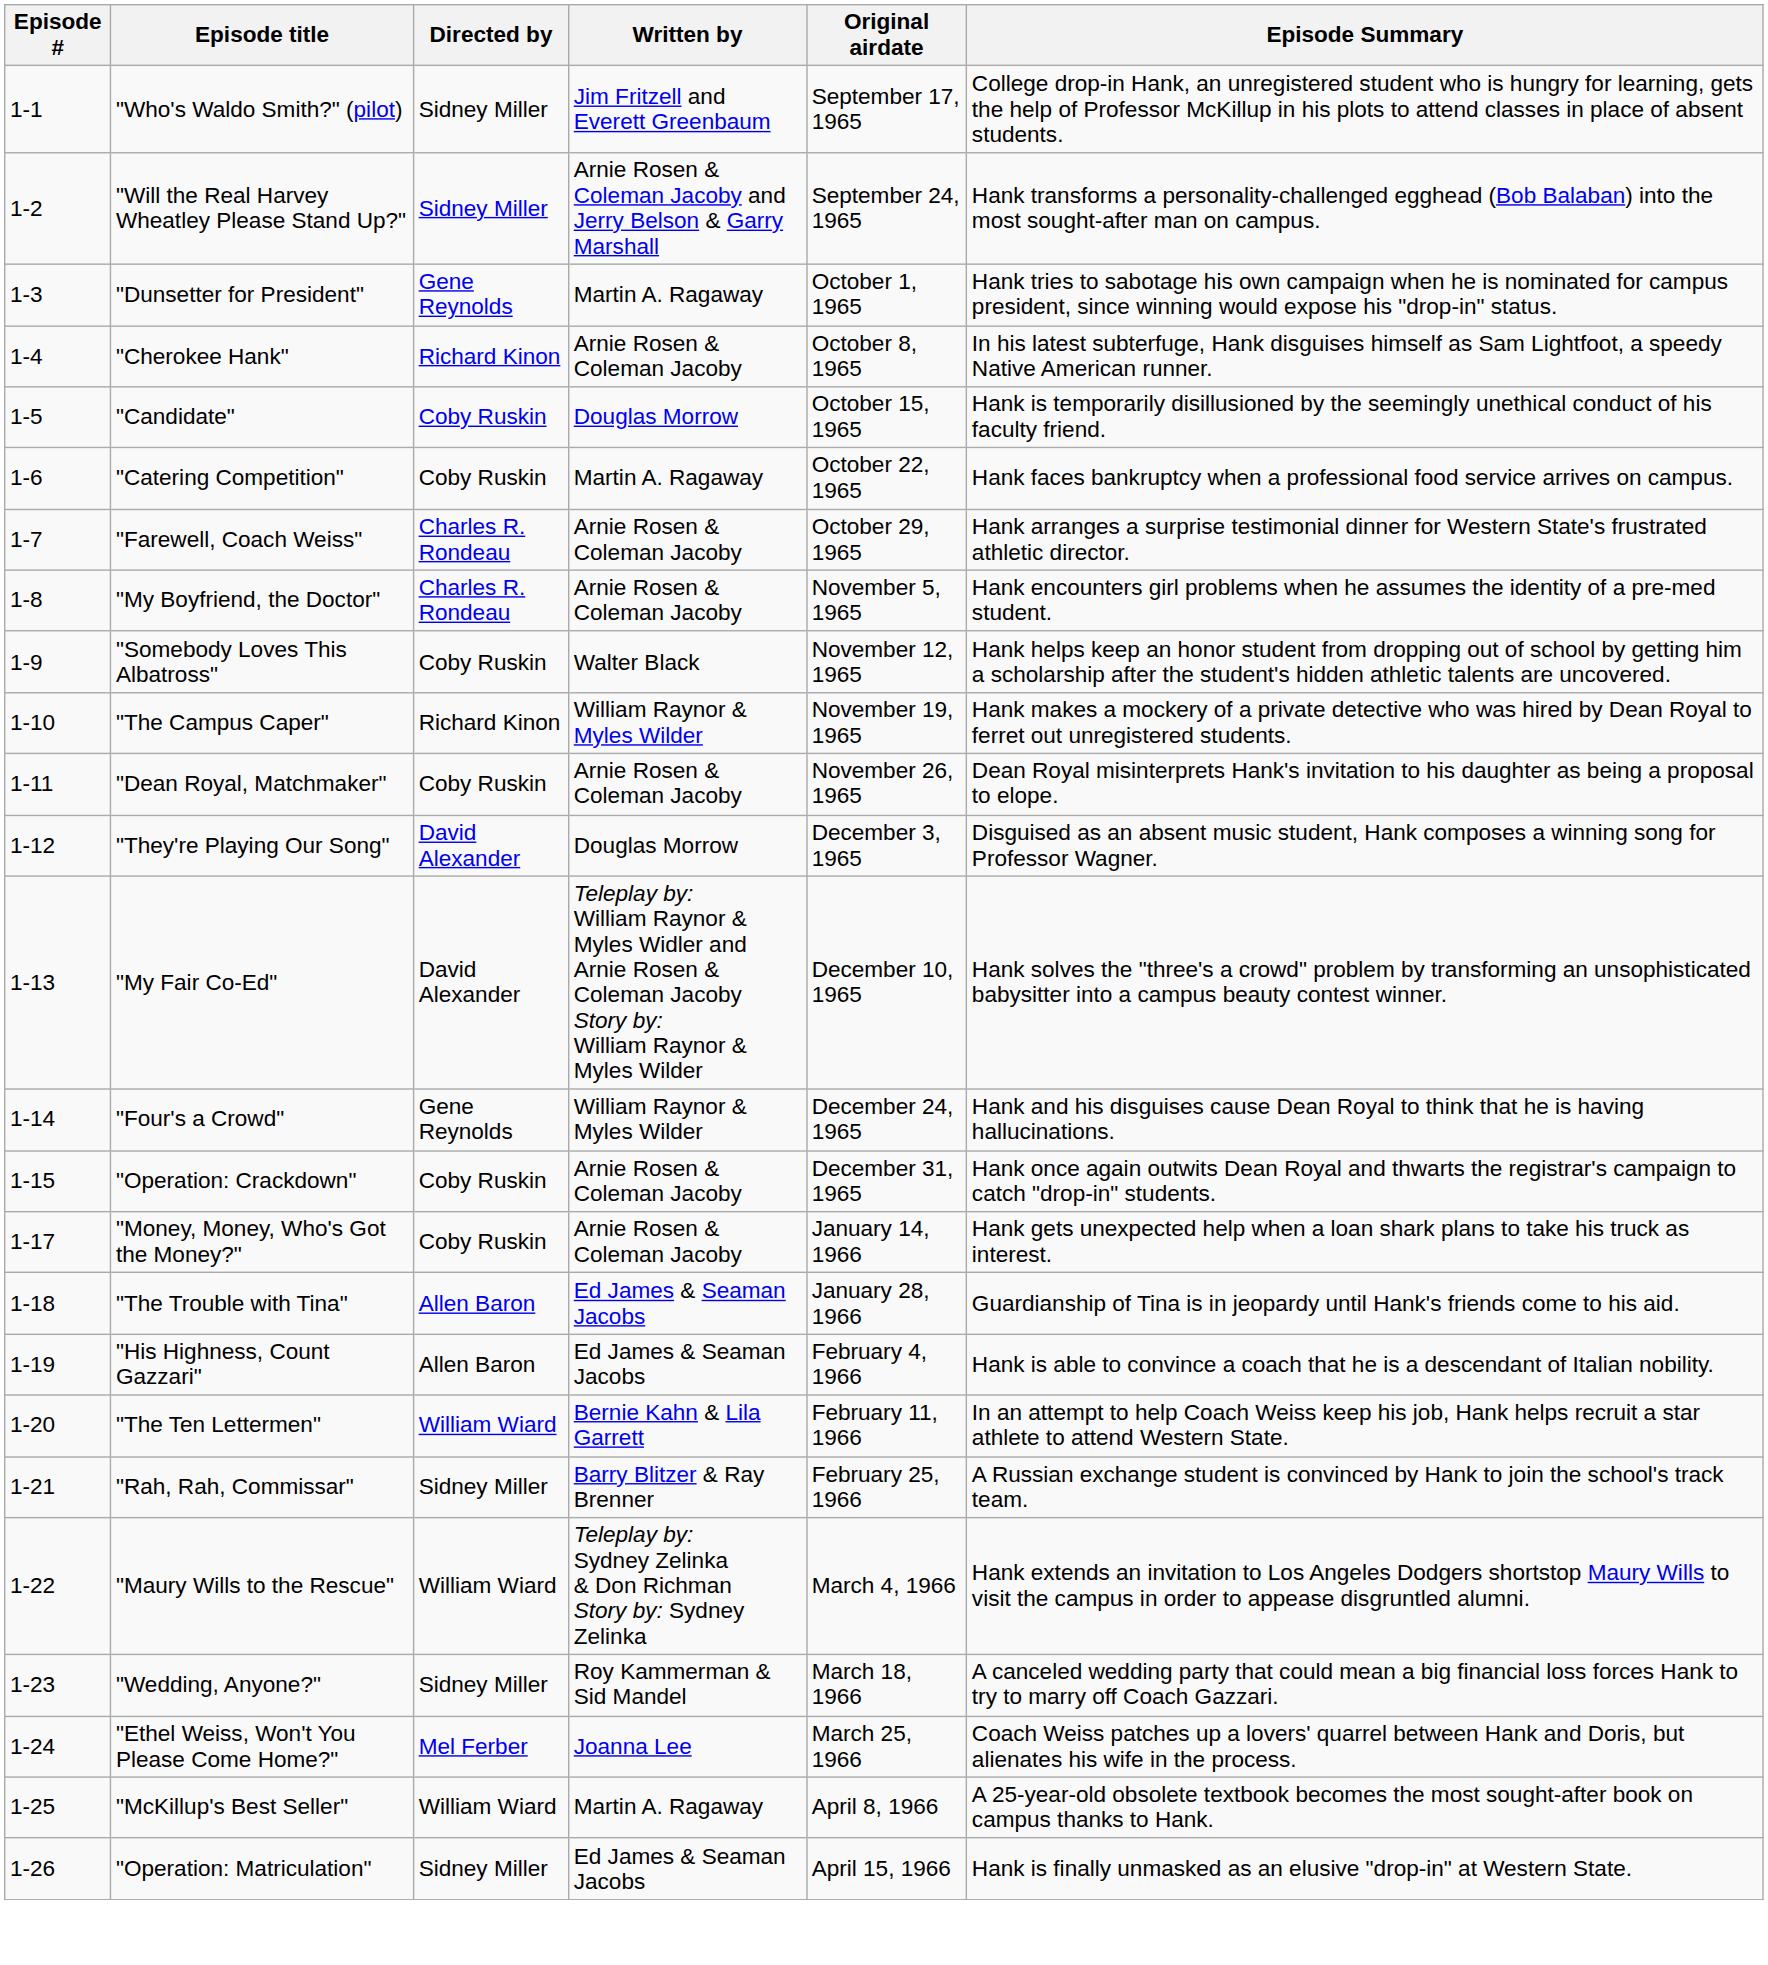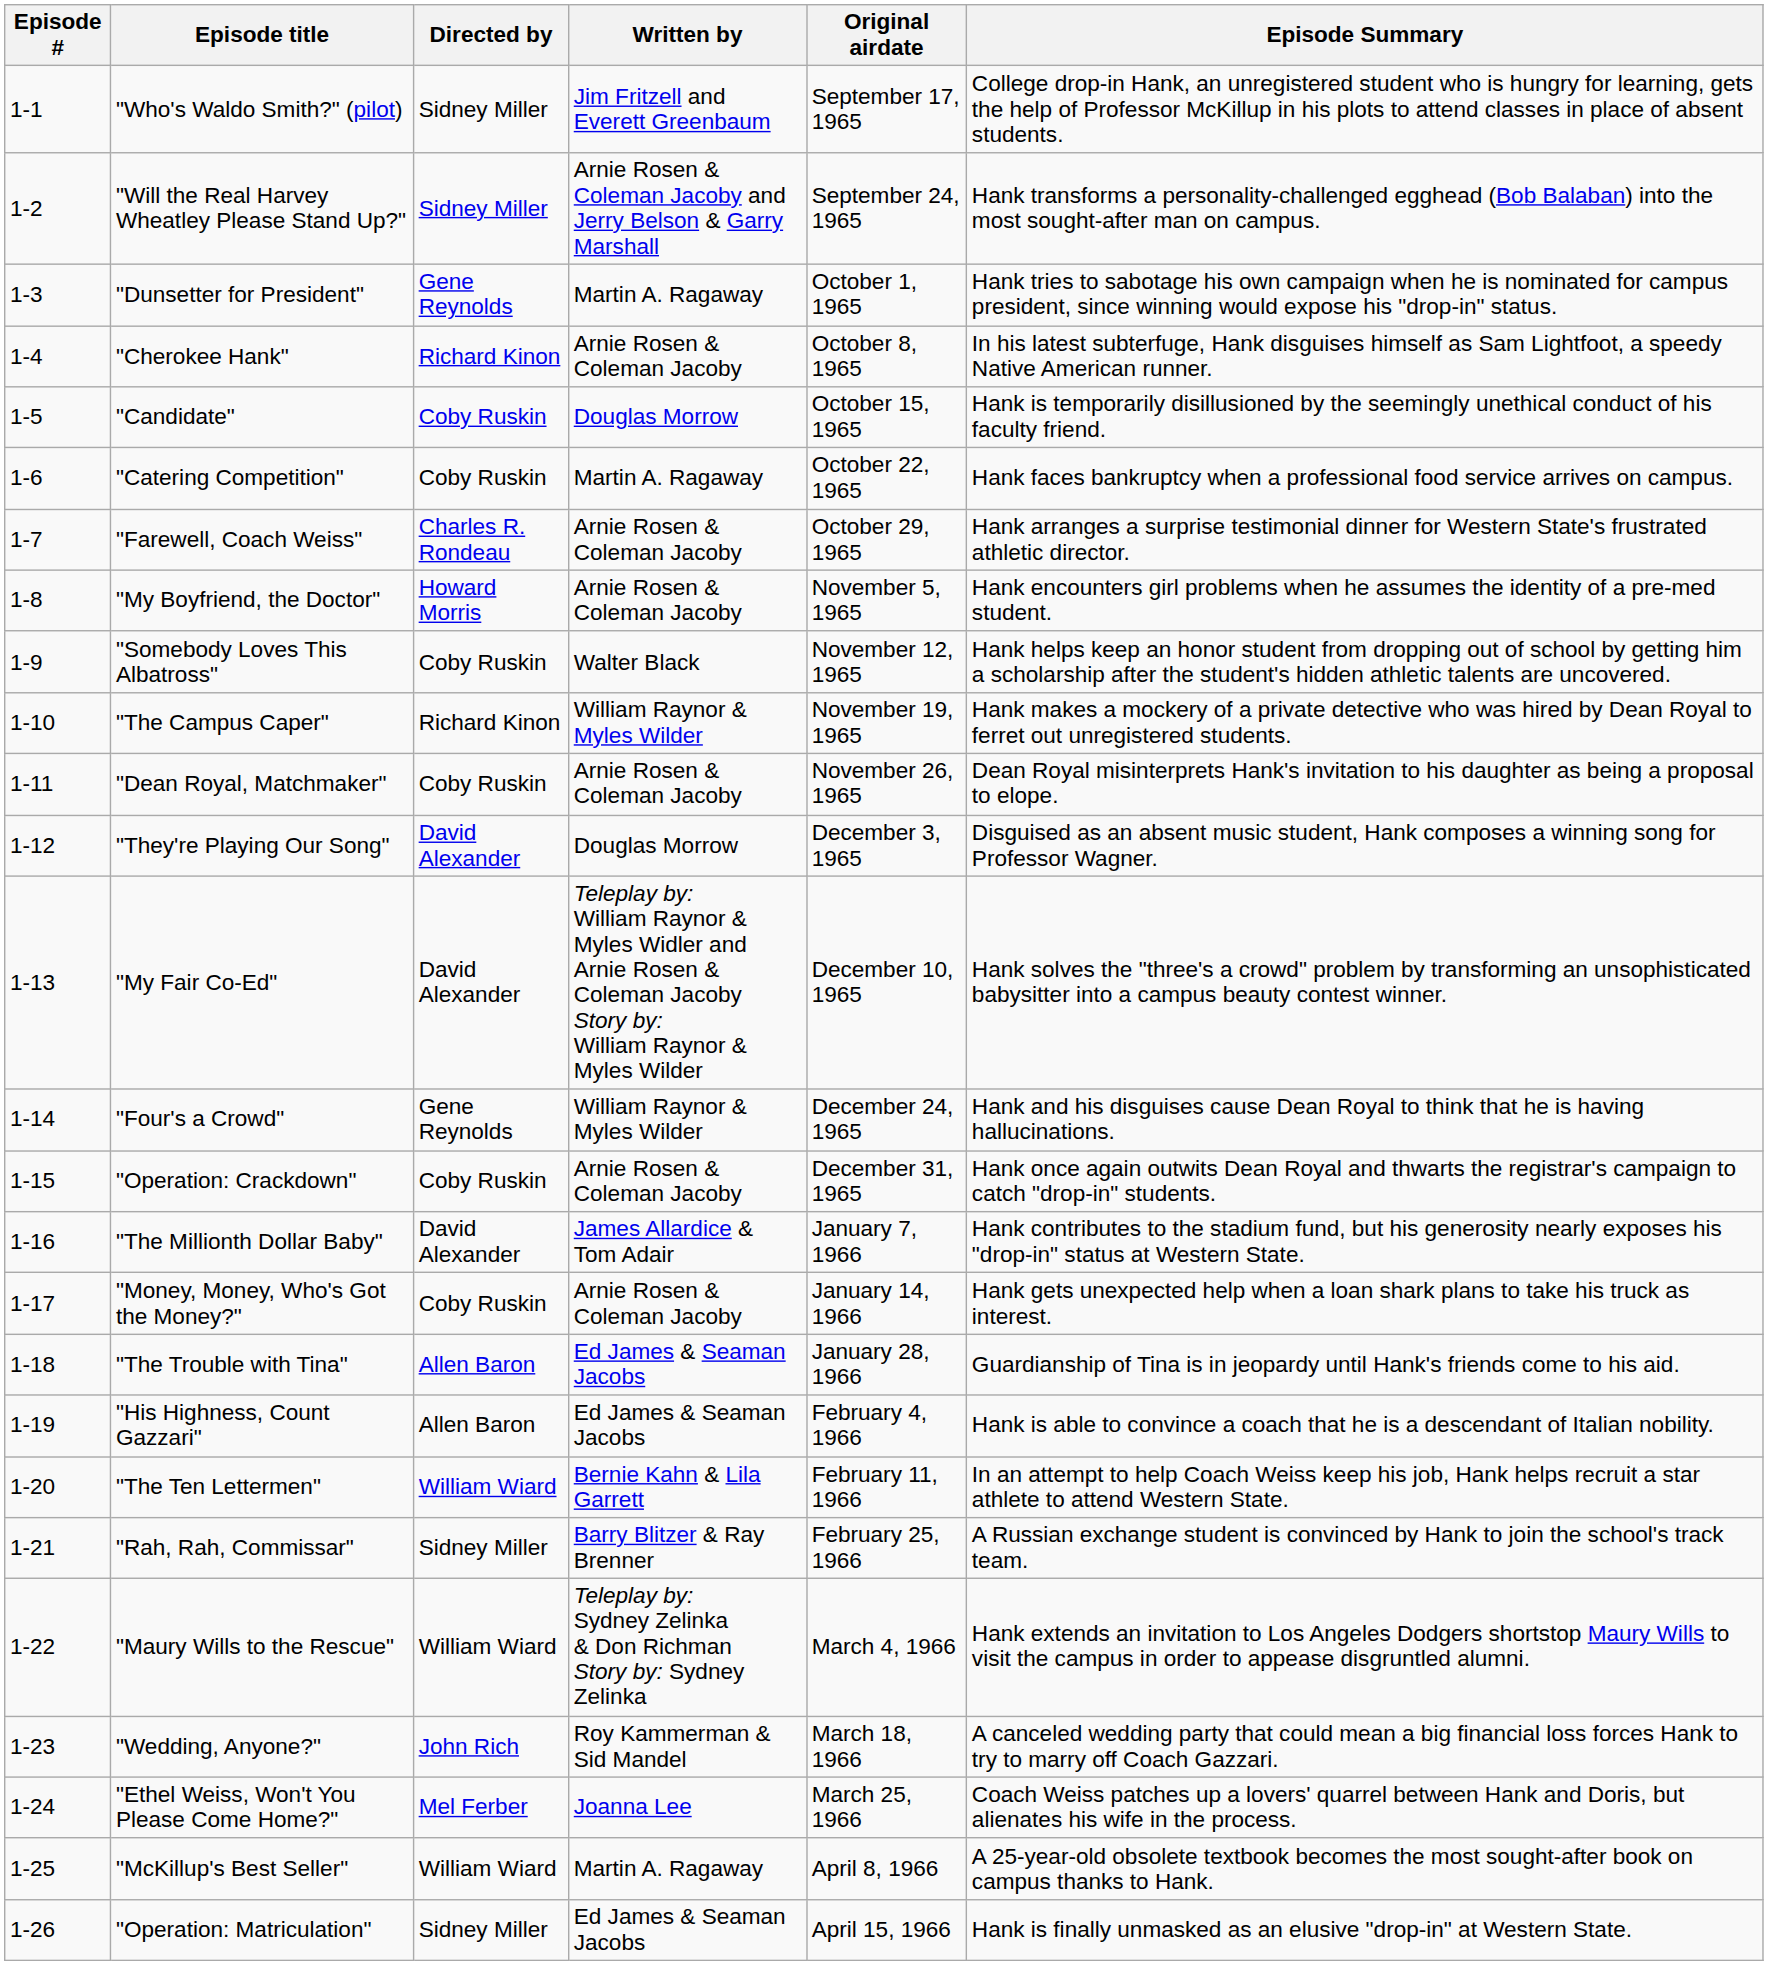(472, 600) Charles R. Rondeau -> (458, 600) Howard Morris
+ row: (249, 1242)
(483, 1685) Sidney Miller -> (469, 1746) John Rich
